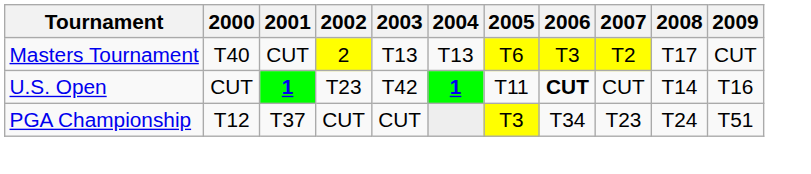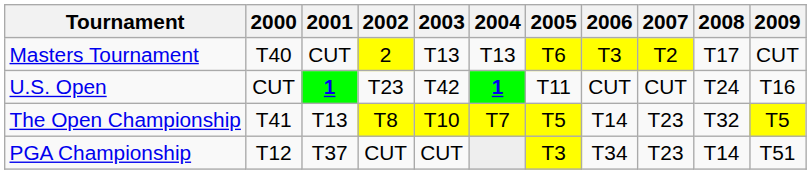(567, 87) bold -> (610, 87) normal
(679, 87) T14 -> (722, 87) T24
+ row: (125, 120)
(679, 120) T24 -> (722, 153) T14
